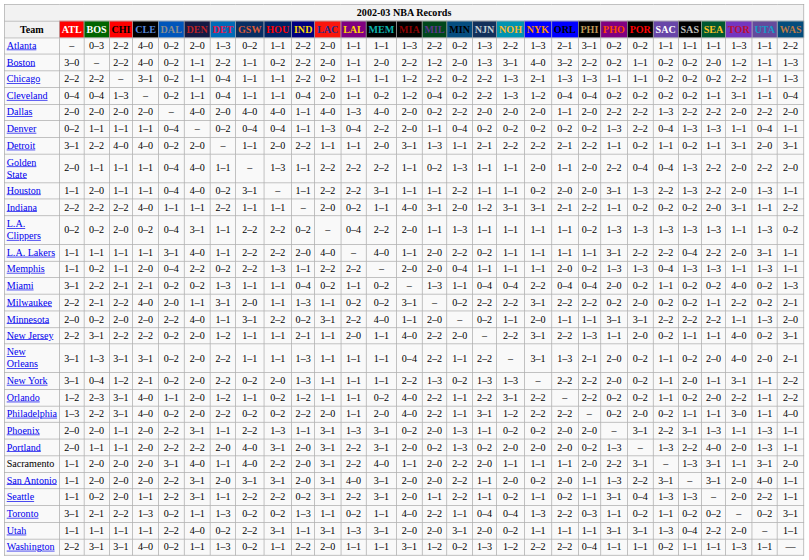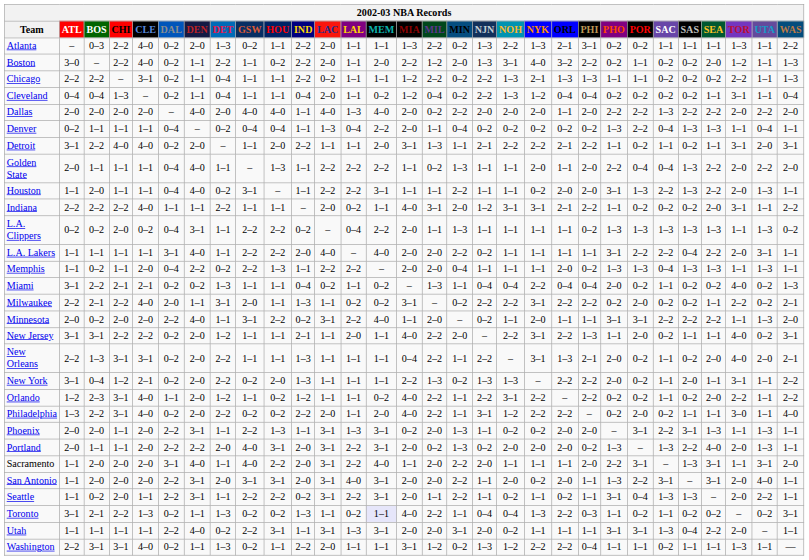(409, 253) 1–1 -> (409, 253) 2–0
(72, 336) 2–2 -> (72, 336) 3–1
(72, 358) 3–1 -> (72, 358) 2–2
(381, 514) no background -> (381, 514) lavender background
